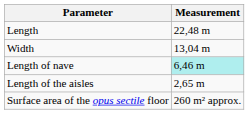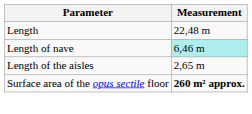- row: (20, 48)
(208, 100) normal -> (209, 83) bold
